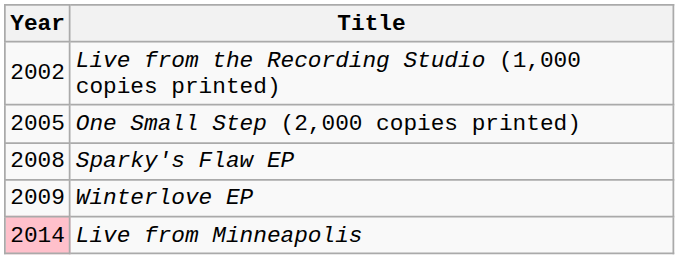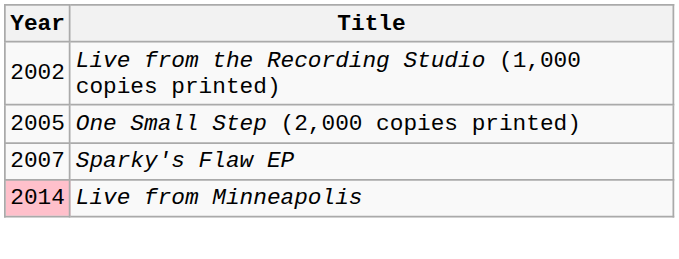(38, 161) 2008 -> (38, 161) 2007
- row: (164, 198)
